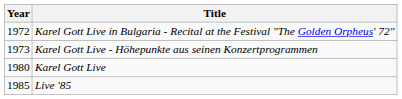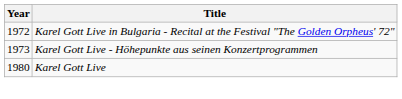- row: (53, 85)
